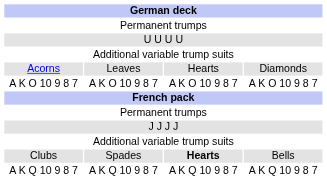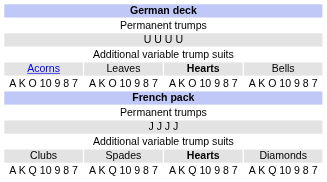(203, 69) normal -> (203, 69) bold
(283, 69) Diamonds -> (283, 69) Bells
(283, 156) Bells -> (283, 156) Diamonds
